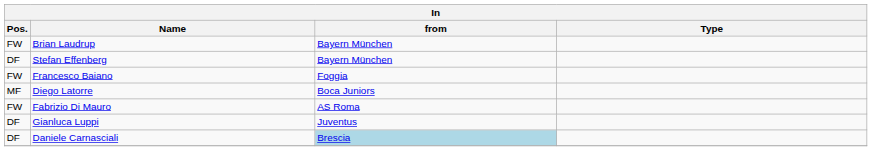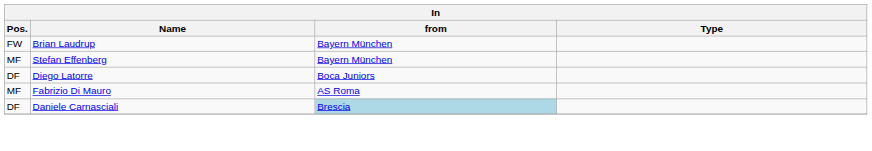(13, 60) DF -> (14, 60) MF
- row: (73, 75)
(14, 91) MF -> (13, 75) DF
(14, 107) FW -> (14, 91) MF
- row: (66, 122)
